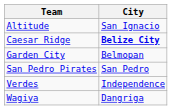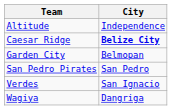(130, 26) San Ignacio -> (133, 26) Independence
(133, 84) Independence -> (130, 84) San Ignacio
